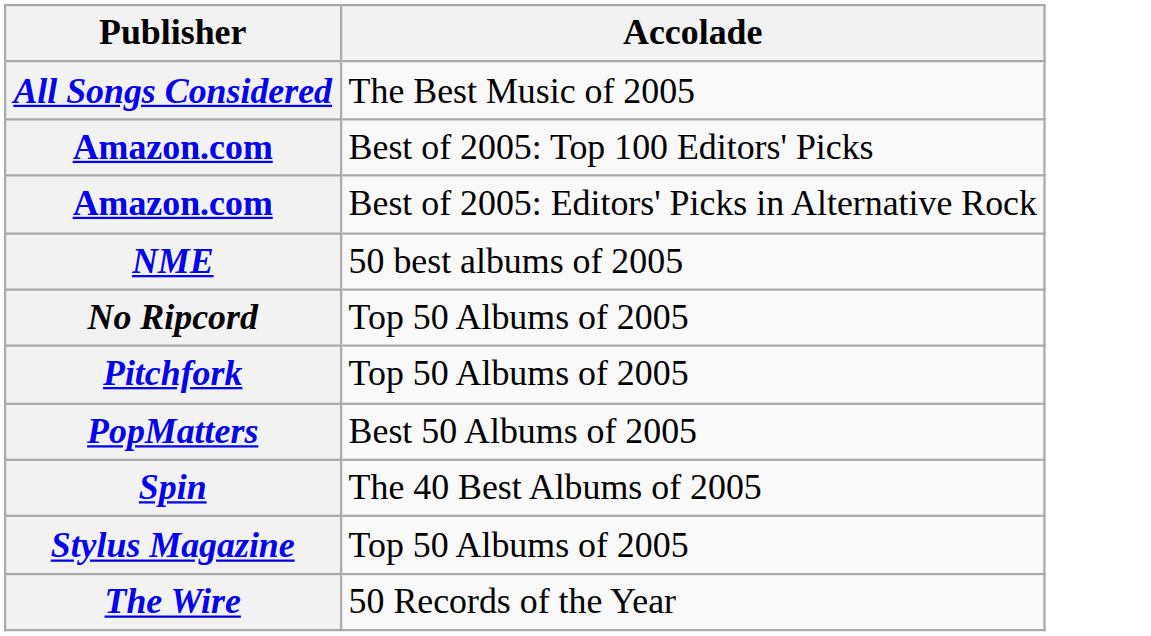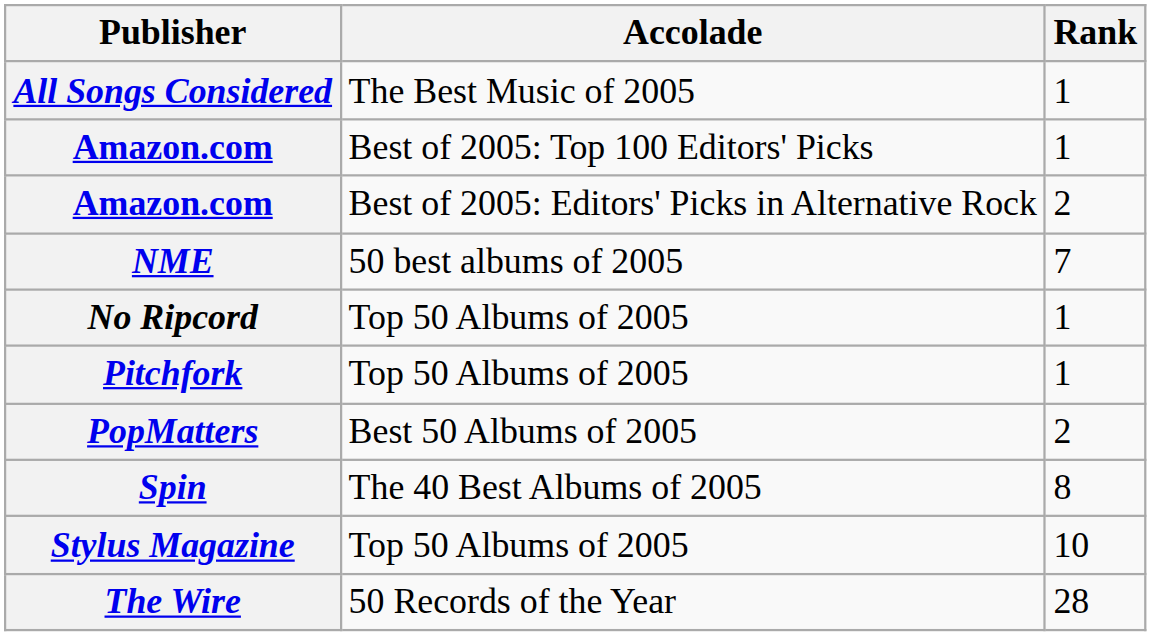+ column: (1095, 32)
